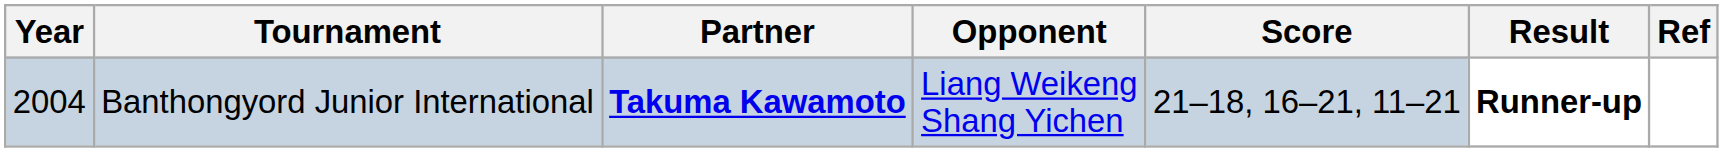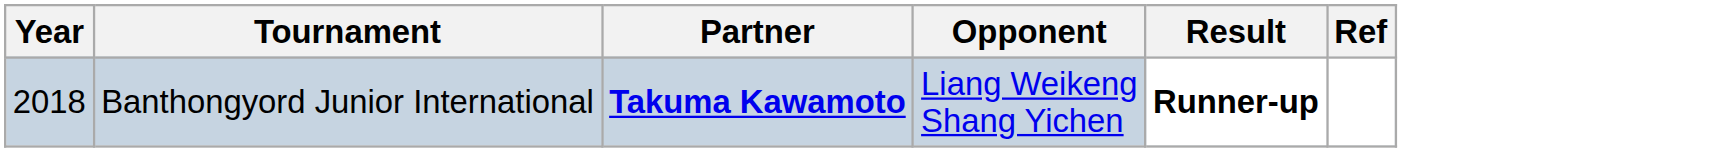- column: (1307, 31)
(49, 102) 2004 -> (49, 102) 2018
